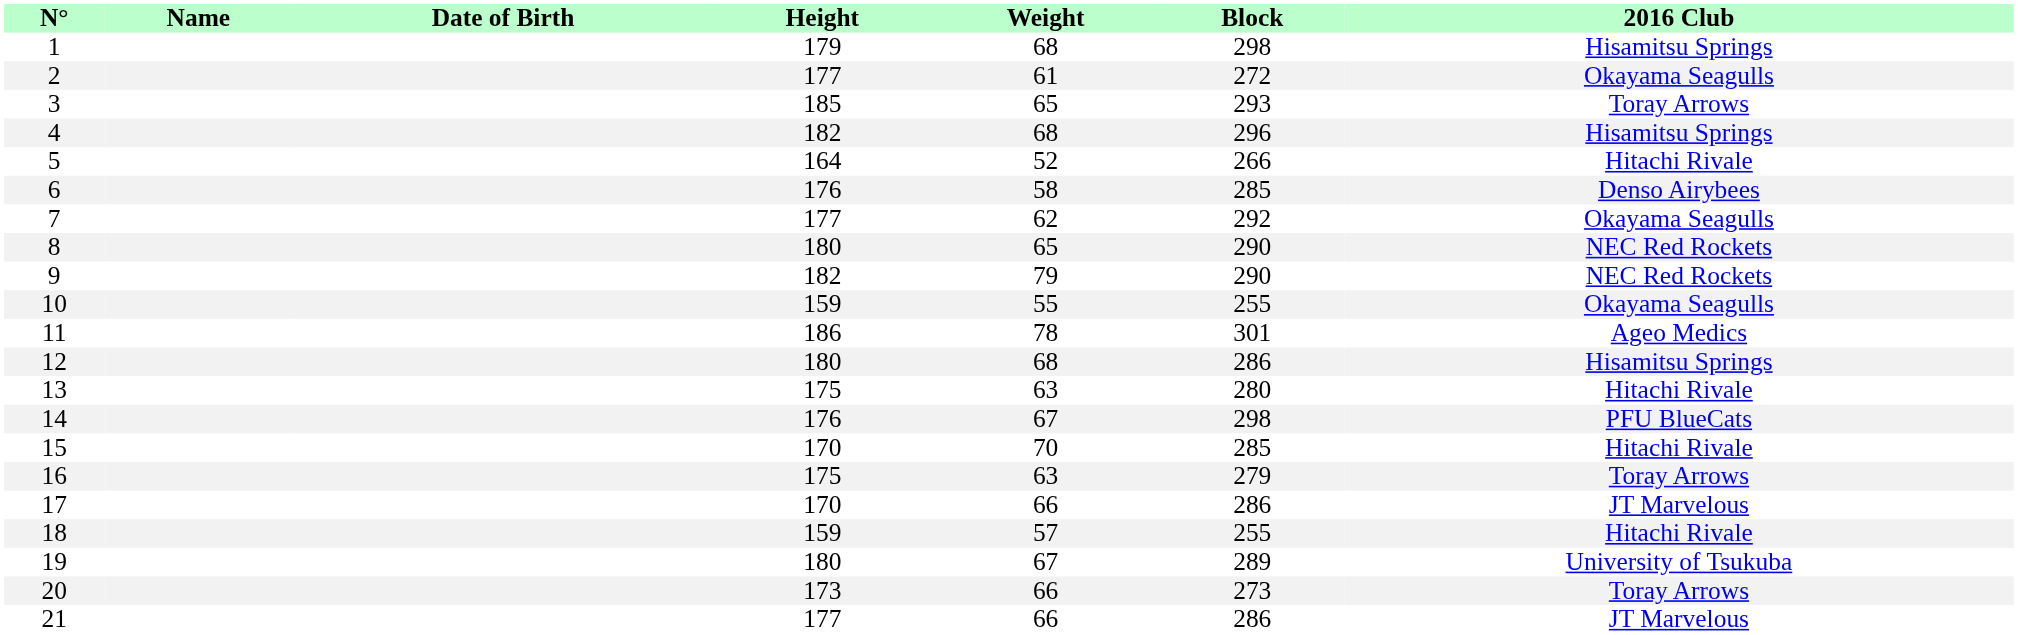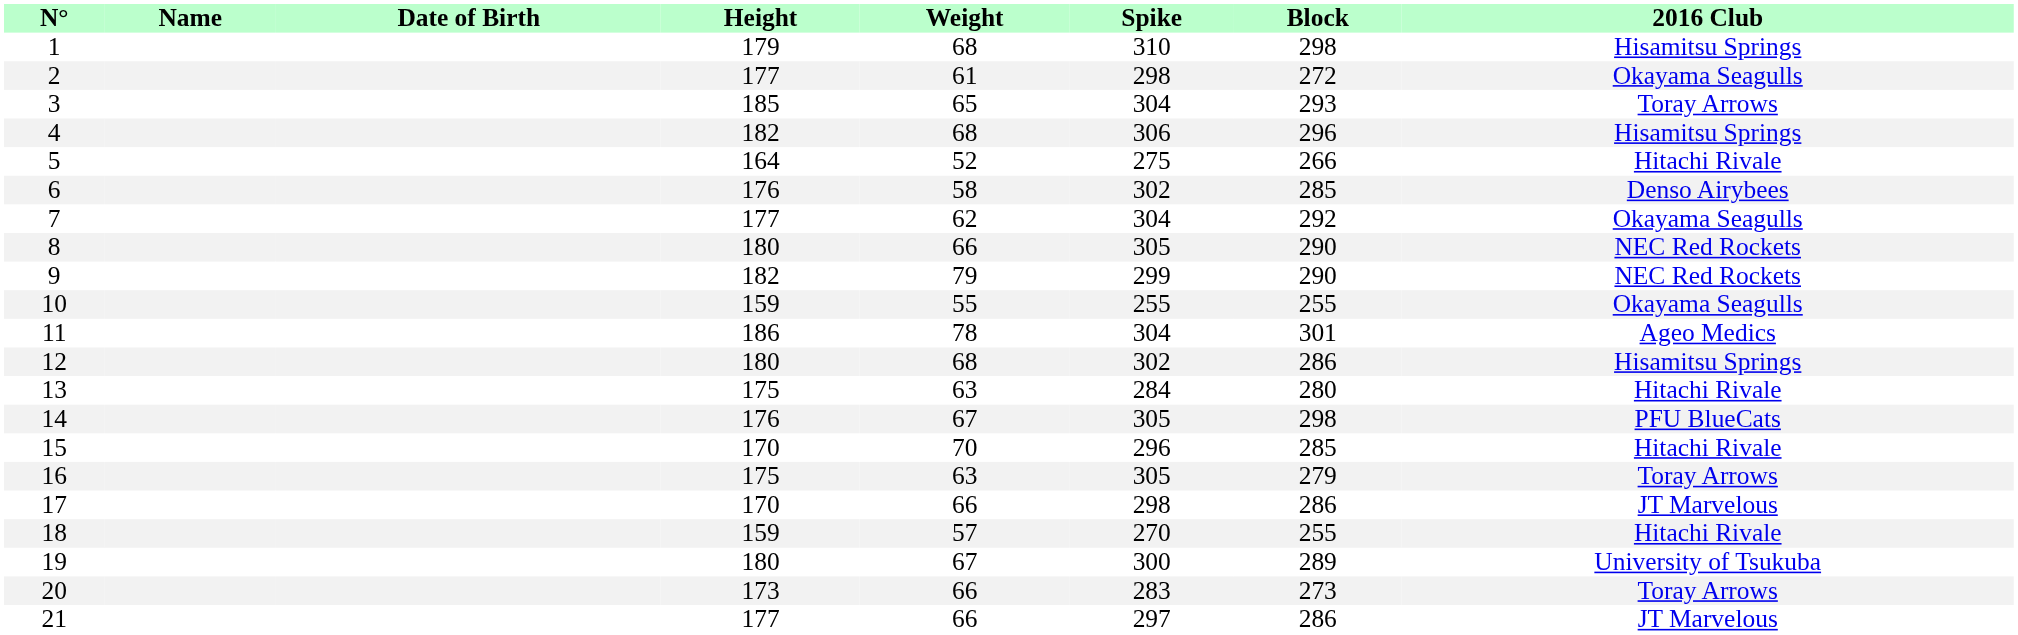+ column: (1152, 18)
(1046, 246) 65 -> (965, 246) 66
